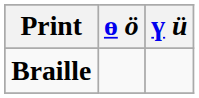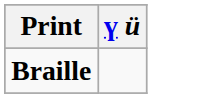- column: (121, 26)
